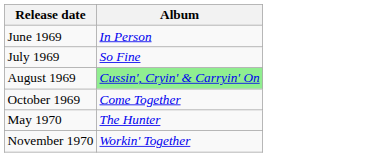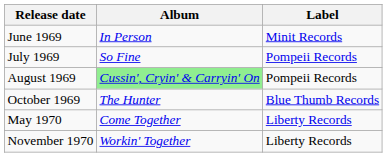+ column: (322, 15)
(140, 99) Come Together -> (130, 99) The Hunter
(130, 120) The Hunter -> (140, 120) Come Together
